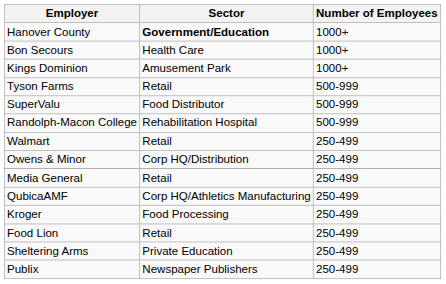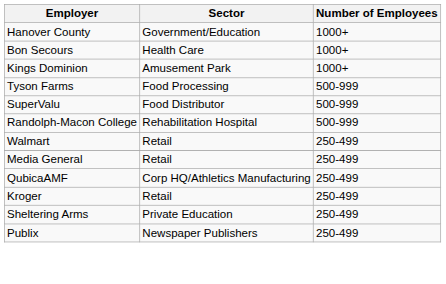(206, 31) bold -> (201, 31) normal
(157, 86) Retail -> (186, 86) Food Processing
- row: (46, 159)
(186, 214) Food Processing -> (157, 196) Retail
- row: (33, 232)
